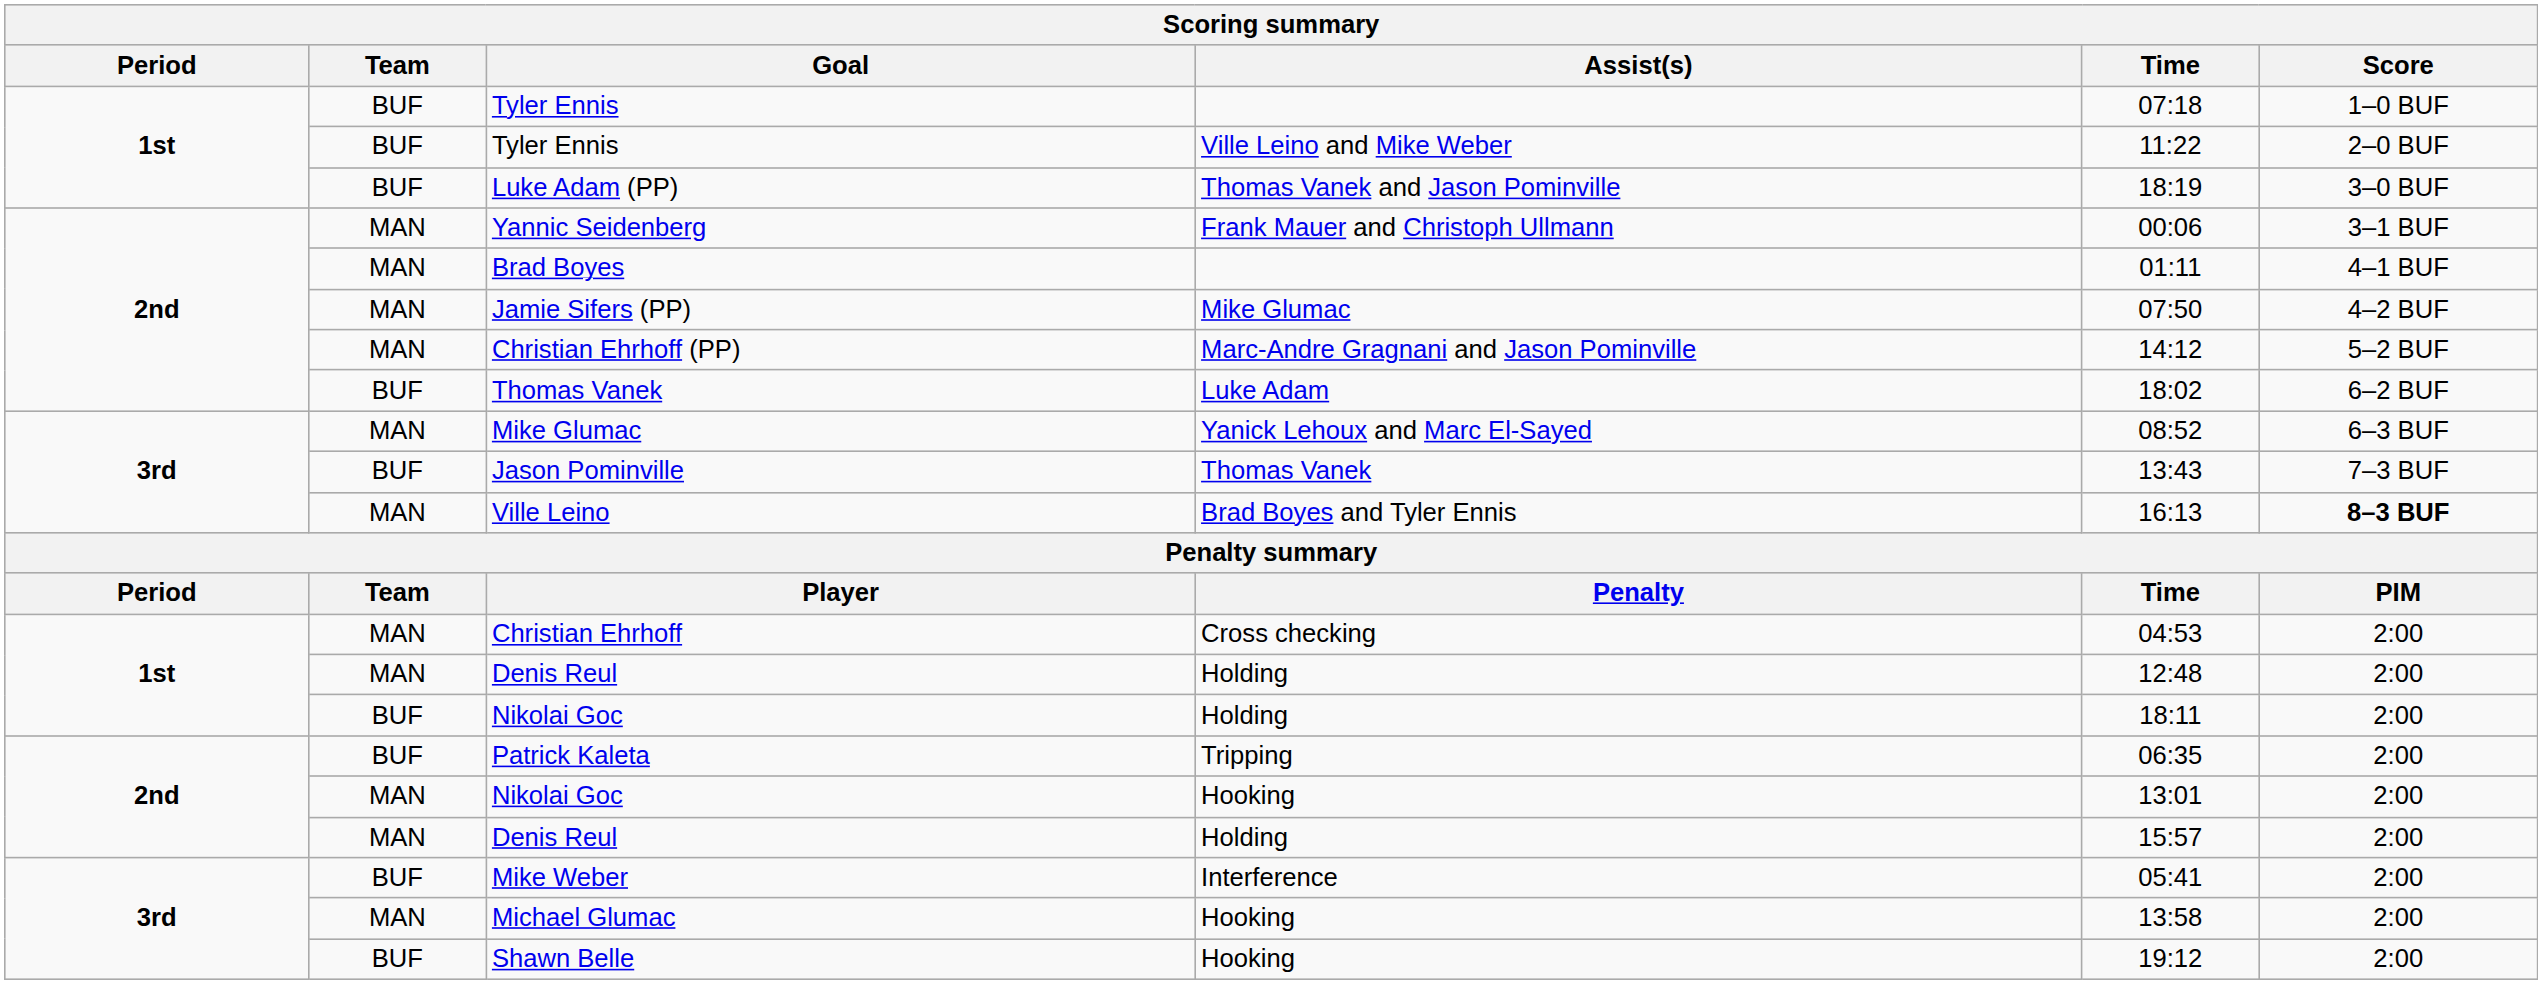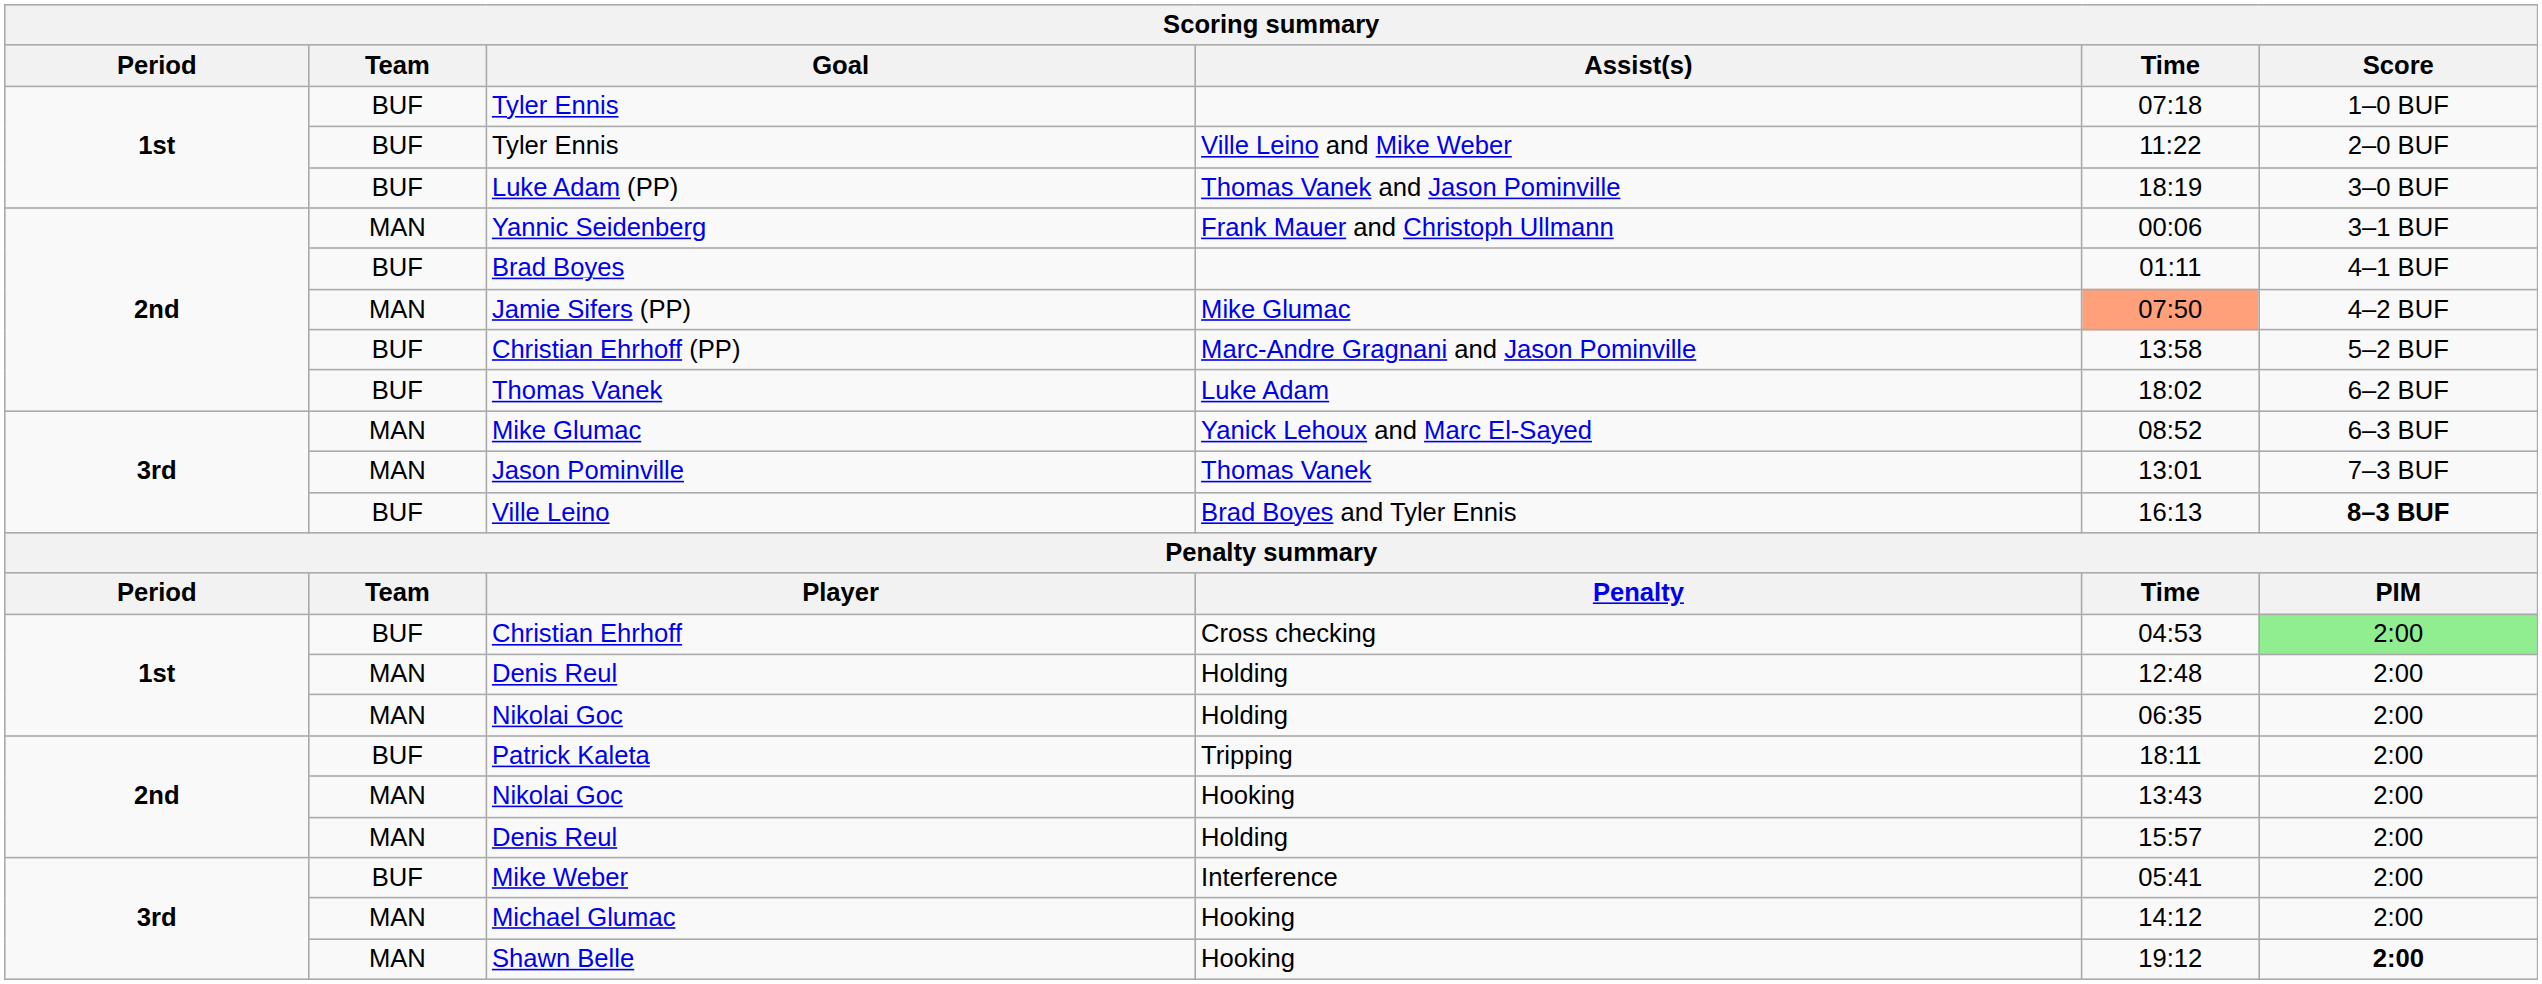(397, 268) MAN -> (397, 268) BUF
(2170, 308) no background -> (2170, 308) lightsalmon background
(397, 349) MAN -> (397, 349) BUF
(2170, 349) 14:12 -> (2170, 349) 13:58
(397, 471) BUF -> (397, 471) MAN
(2170, 471) 13:43 -> (2170, 471) 13:01
(397, 512) MAN -> (397, 512) BUF
(397, 633) MAN -> (397, 633) BUF
(2398, 633) no background -> (2398, 633) lightgreen background
(397, 715) BUF -> (397, 715) MAN
(2170, 715) 18:11 -> (2170, 715) 06:35
(2170, 755) 06:35 -> (2170, 755) 18:11
(2170, 796) 13:01 -> (2170, 796) 13:43
(2170, 918) 13:58 -> (2170, 918) 14:12
(397, 958) BUF -> (397, 958) MAN
(2398, 958) normal -> (2398, 958) bold
